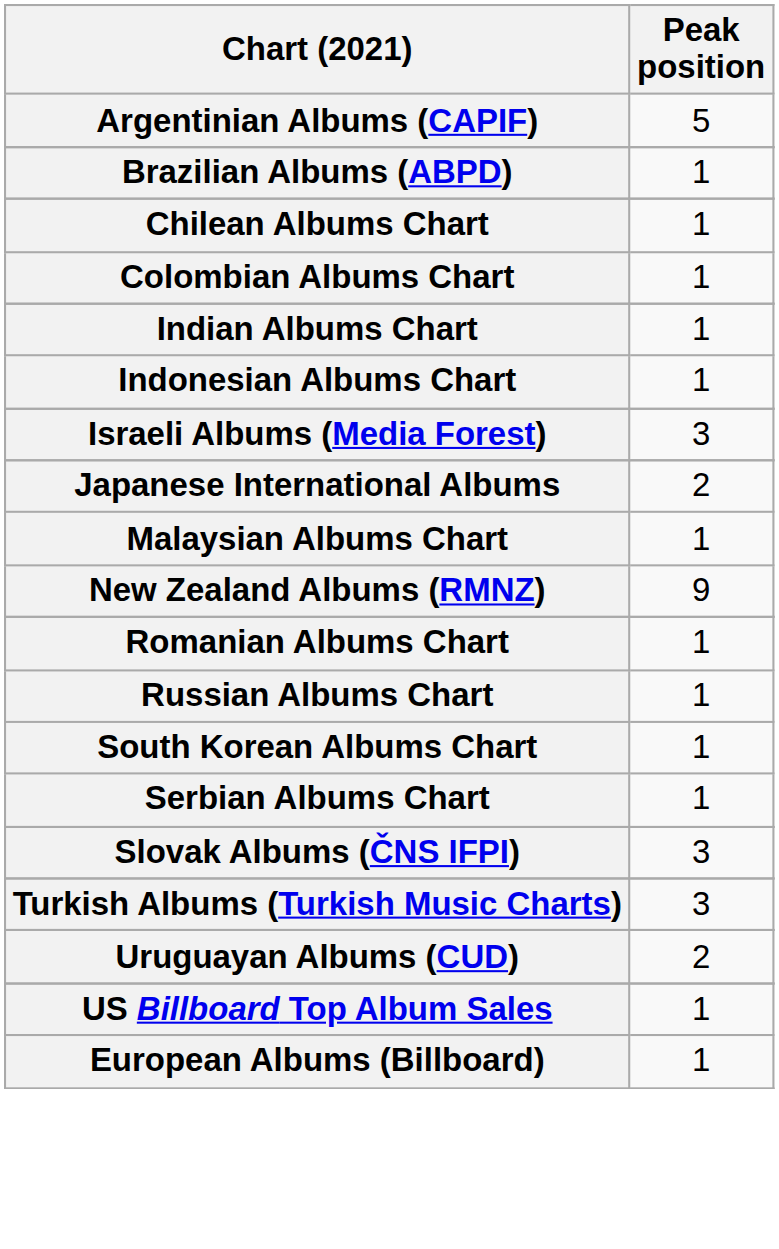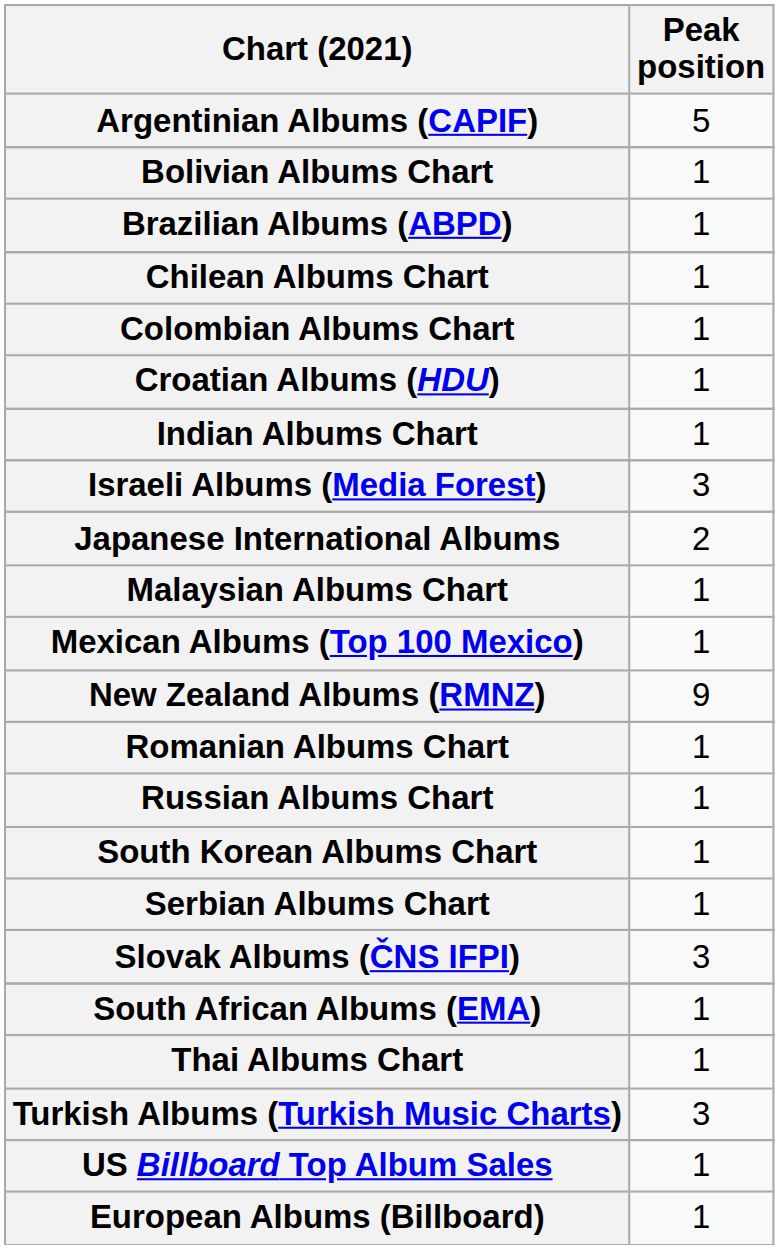+ row: (317, 172)
+ row: (317, 381)
- row: (317, 381)
+ row: (317, 642)
+ row: (317, 1008)
+ row: (317, 1060)
- row: (317, 956)
